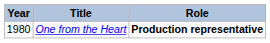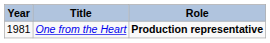(19, 30) 1980 -> (19, 30) 1981
